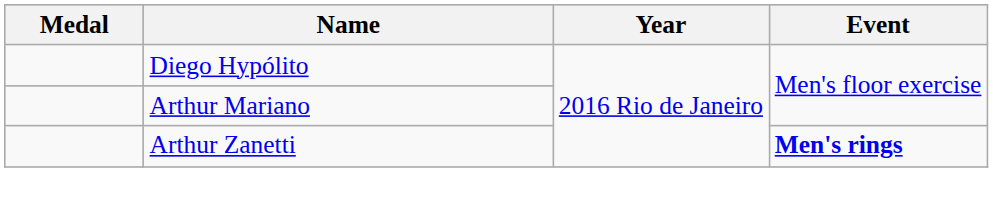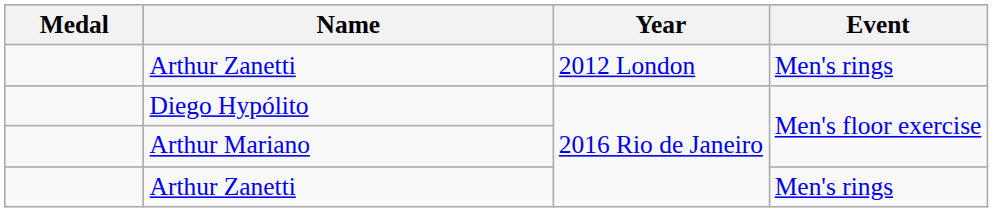+ row: (223, 65)
(839, 145) bold -> (834, 186) normal
